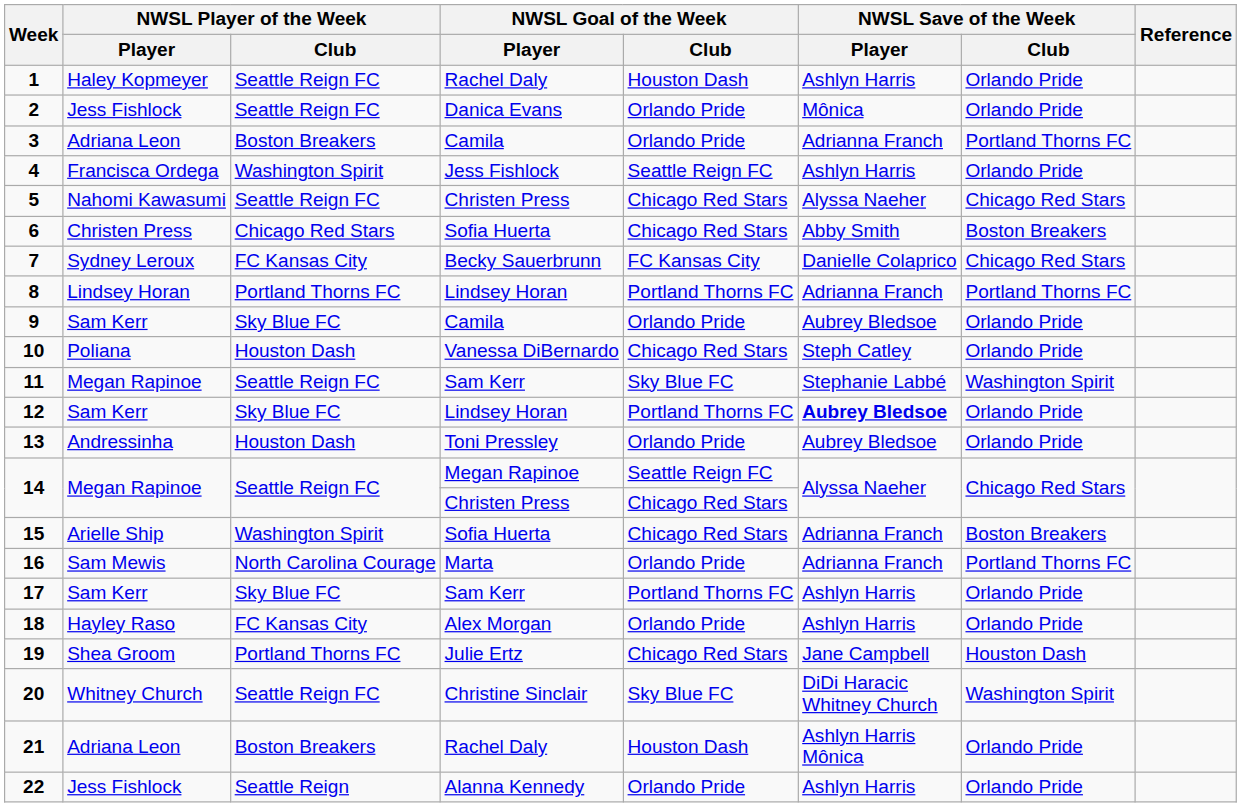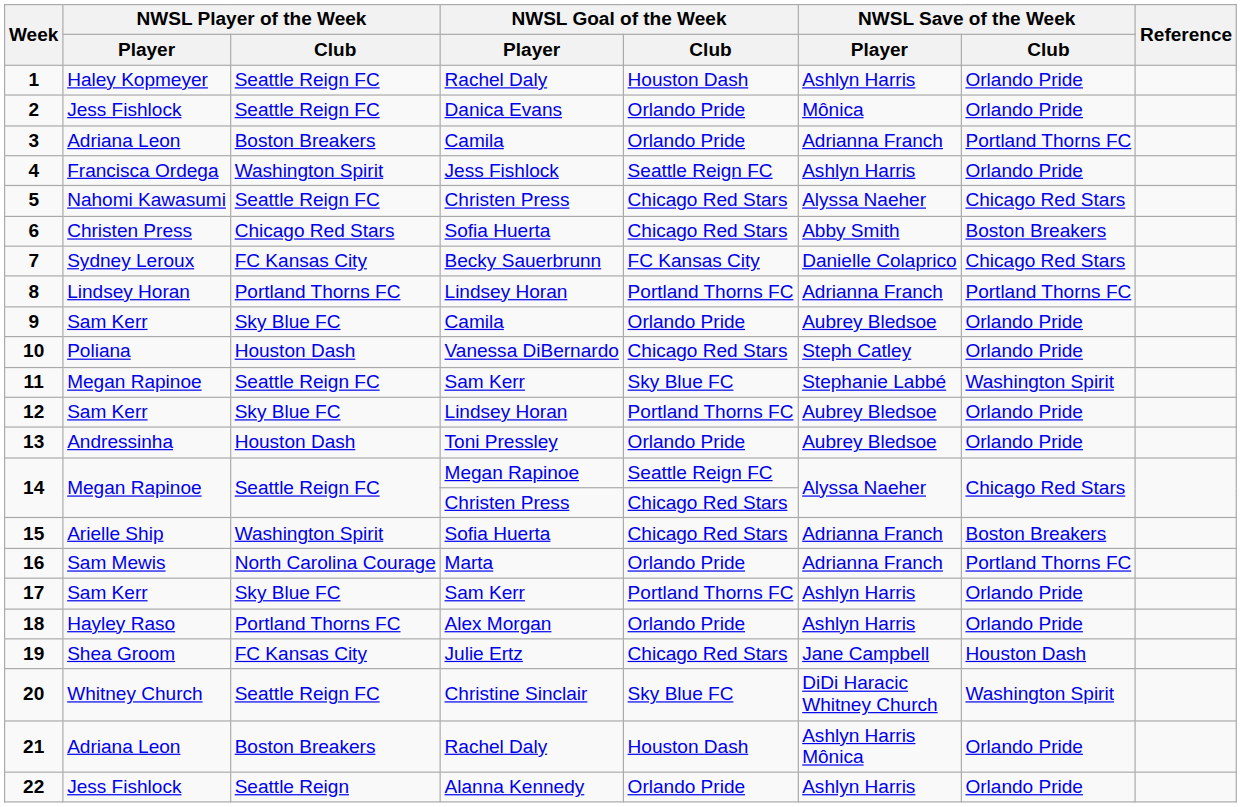(875, 412) bold -> (869, 412) normal
(301, 623) FC Kansas City -> (318, 623) Portland Thorns FC
(318, 653) Portland Thorns FC -> (301, 653) FC Kansas City
